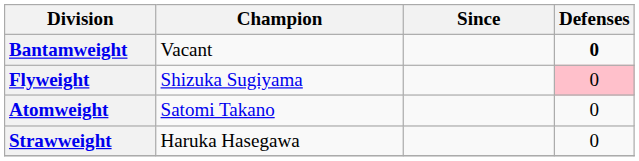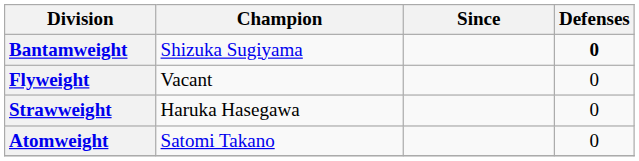(186, 49) Vacant -> (232, 49) Shizuka Sugiyama
(232, 79) Shizuka Sugiyama -> (186, 79) Vacant
(594, 79) pink background -> (594, 79) no background
rows swapped: (60, 140) <-> (59, 110)
